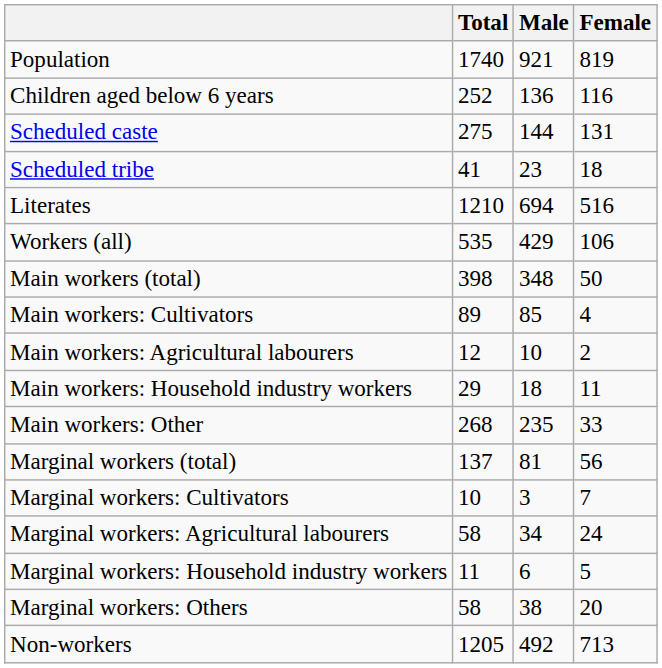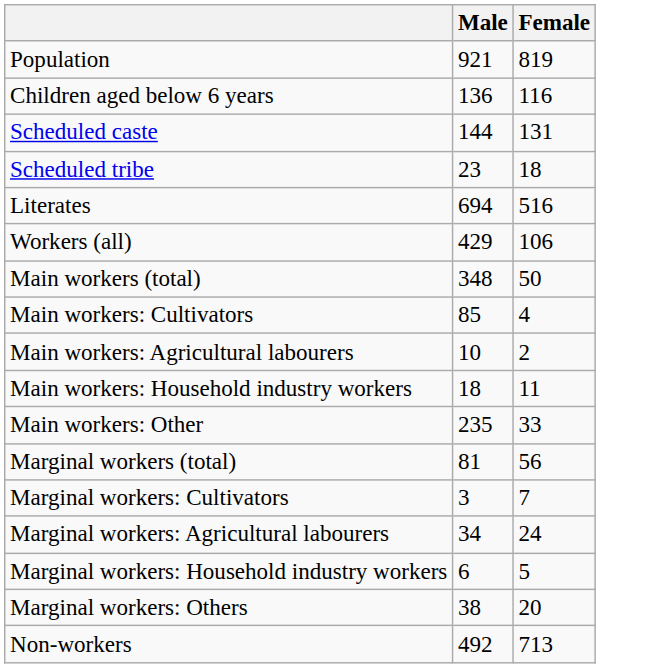- column: (483, 22)
